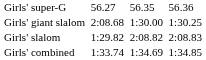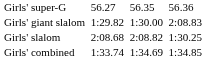(107, 22) 2:08.68 -> (107, 22) 1:29.82
(185, 22) 1:30.25 -> (185, 22) 2:08.83
(107, 37) 1:29.82 -> (107, 37) 2:08.68
(185, 37) 2:08.83 -> (185, 37) 1:30.25
